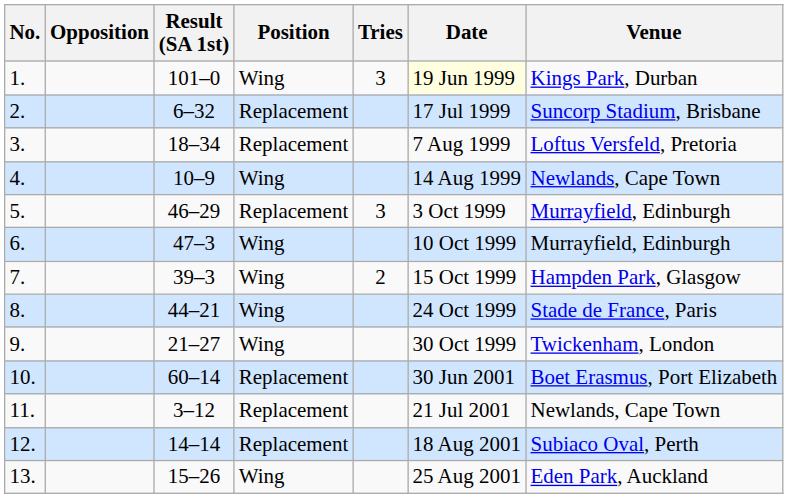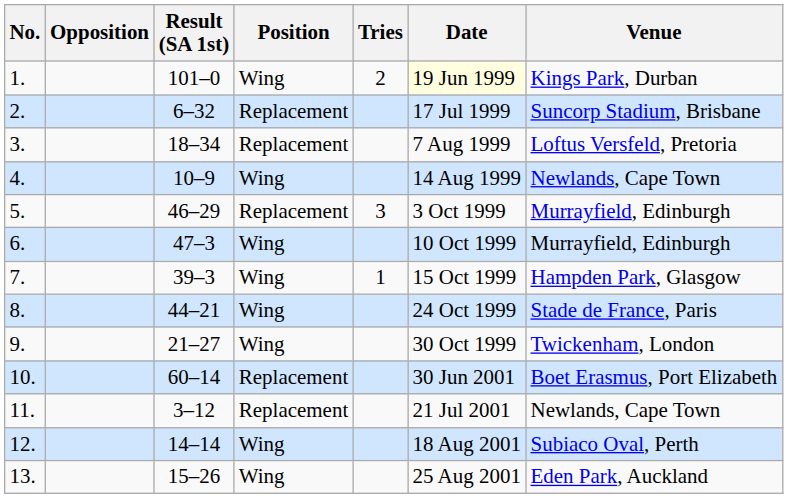(380, 77) 3 -> (380, 77) 2
(380, 277) 2 -> (380, 277) 1
(294, 443) Replacement -> (262, 443) Wing
